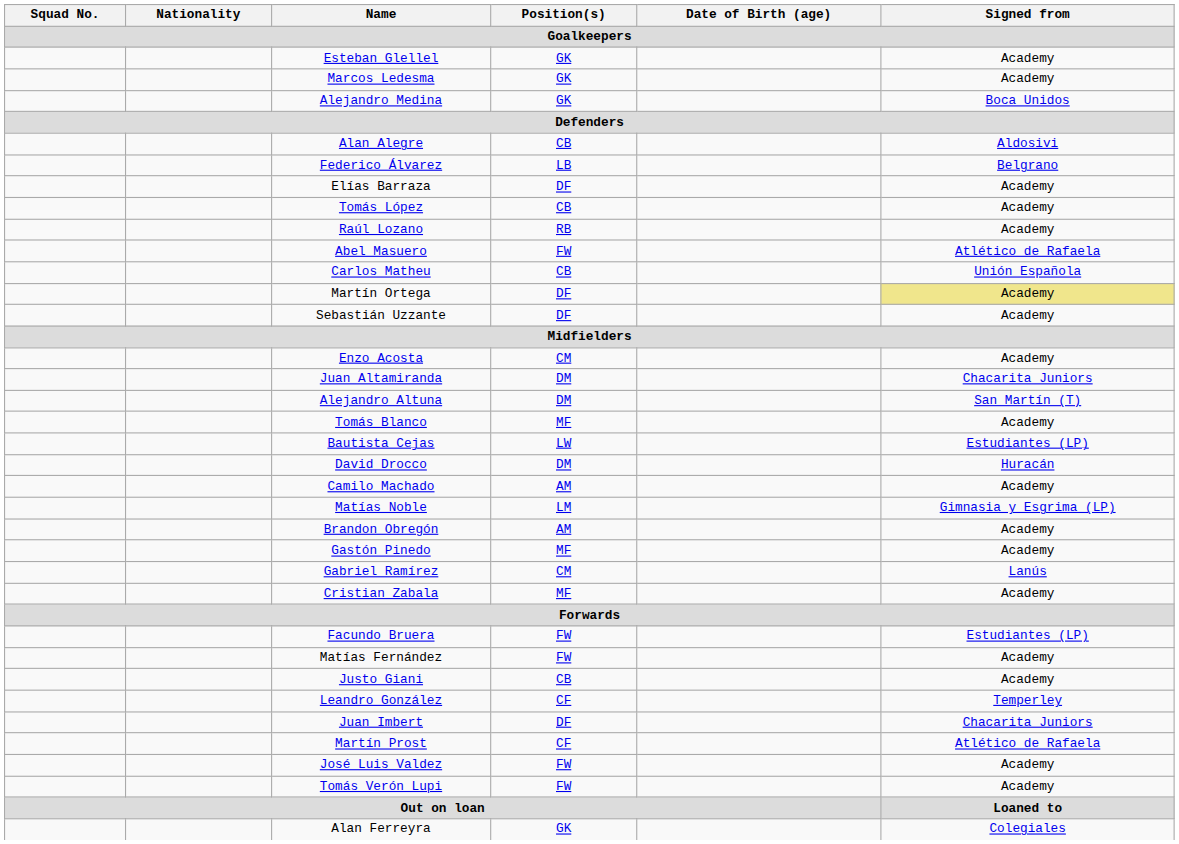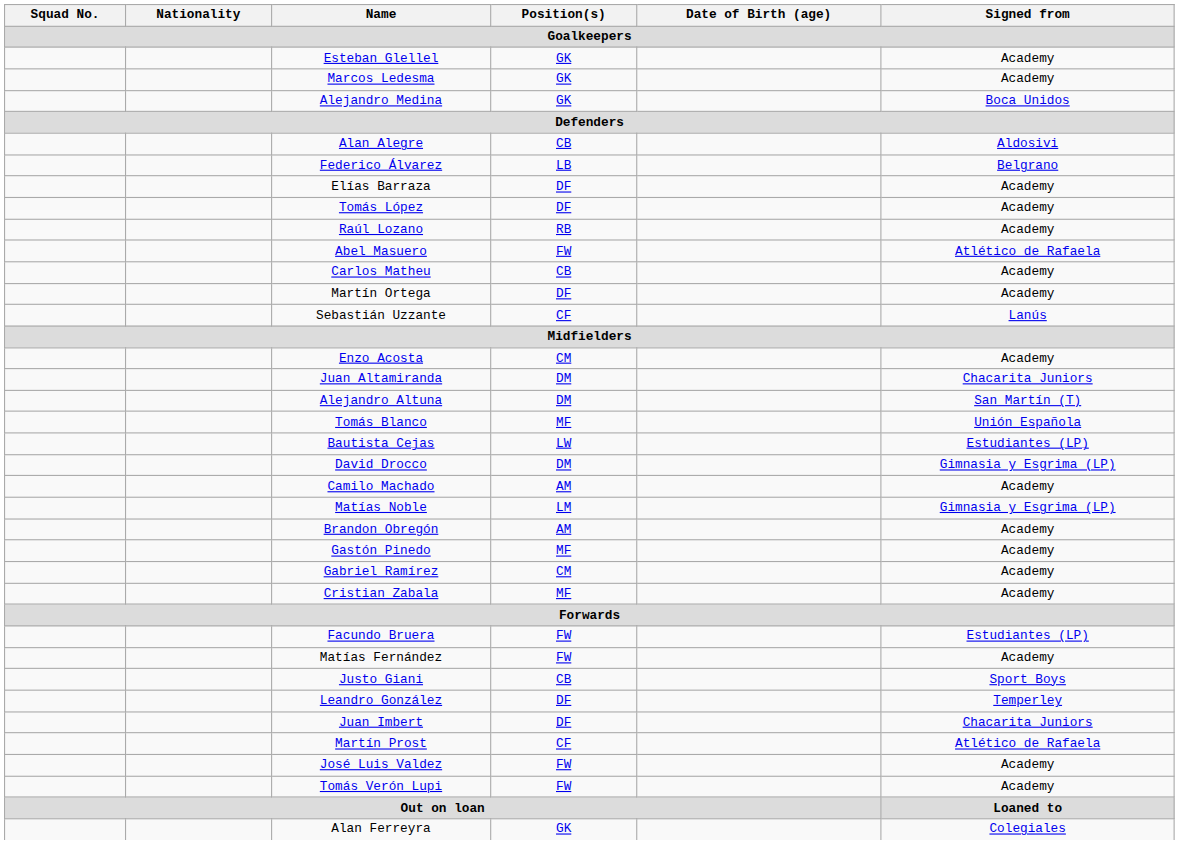(564, 208) CB -> (564, 208) DF
(1028, 272) Unión Española -> (1028, 272) Academy
(1028, 293) khaki background -> (1028, 293) no background
(564, 315) DF -> (564, 315) CF
(1028, 315) Academy -> (1028, 315) Lanús
(1028, 422) Academy -> (1028, 422) Unión Española
(1028, 465) Huracán -> (1028, 465) Gimnasia y Esgrima (LP)
(1028, 572) Lanús -> (1028, 572) Academy
(1028, 679) Academy -> (1028, 679) Sport Boys
(564, 701) CF -> (564, 701) DF
